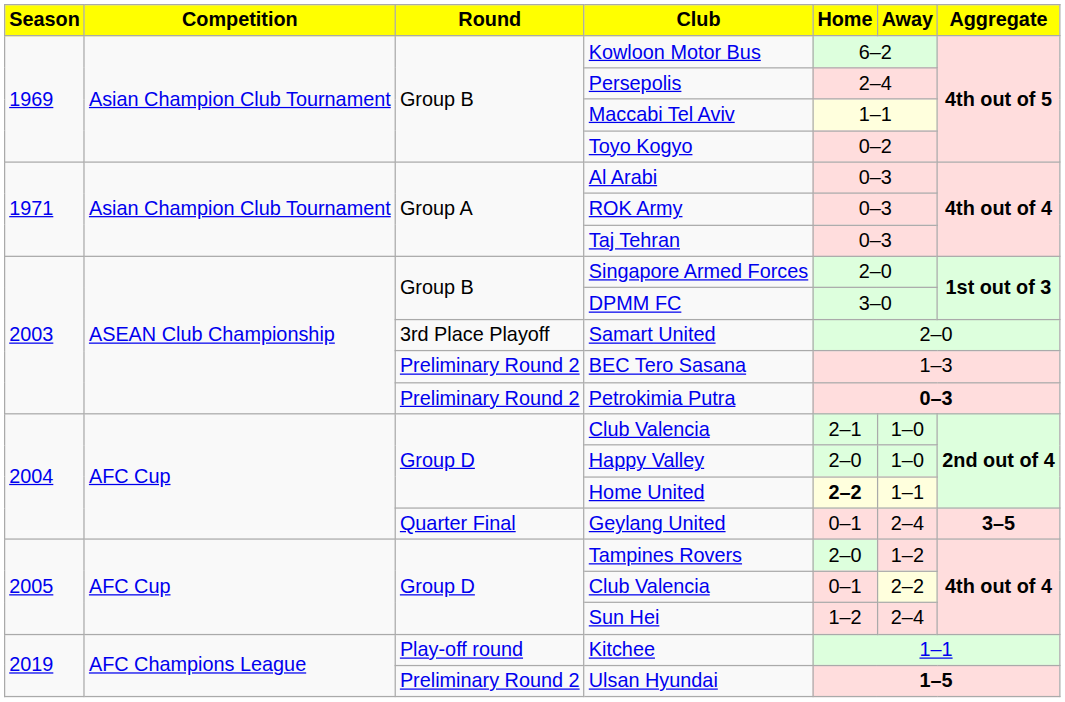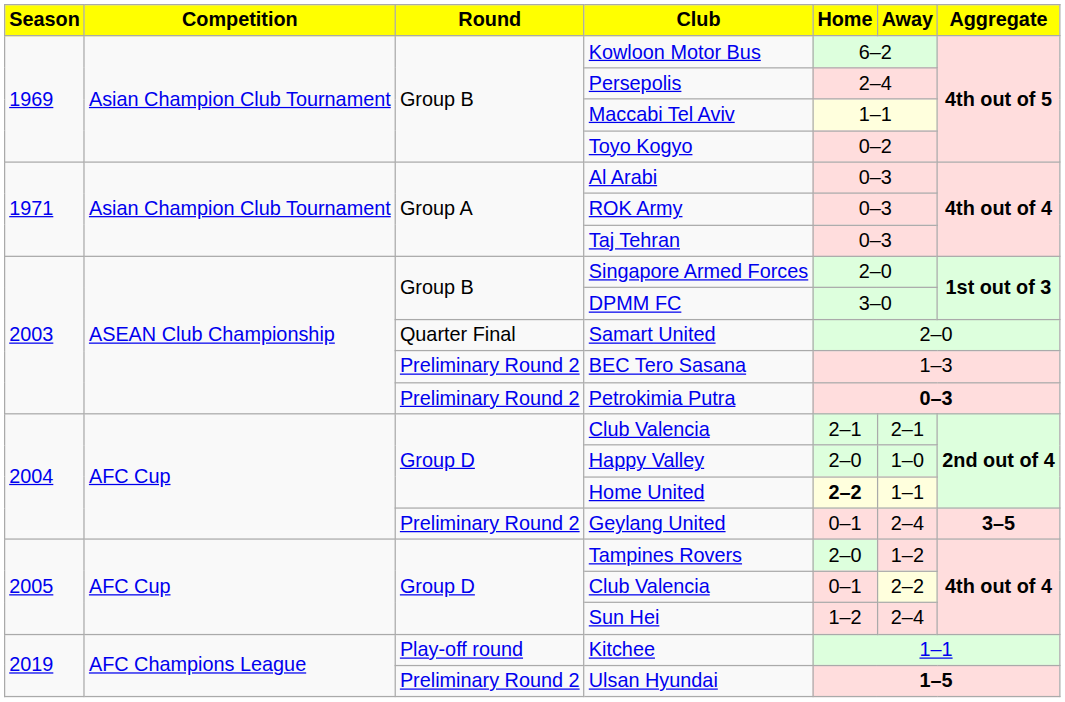(475, 334) 3rd Place Playoff -> (458, 334) Quarter Final
(907, 429) 1–0 -> (907, 429) 2–1
(458, 523) Quarter Final -> (490, 523) Preliminary Round 2
